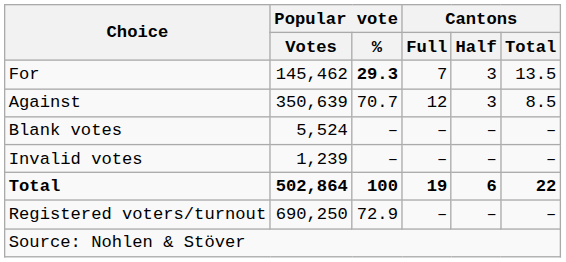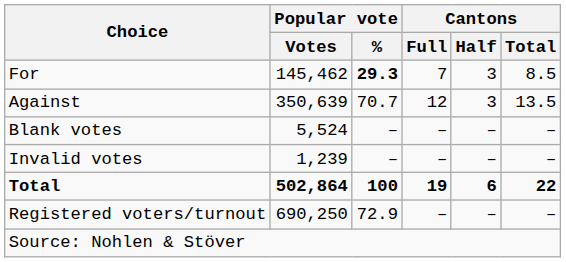(536, 75) 13.5 -> (541, 75) 8.5
(541, 103) 8.5 -> (536, 103) 13.5
